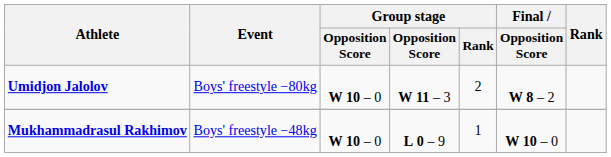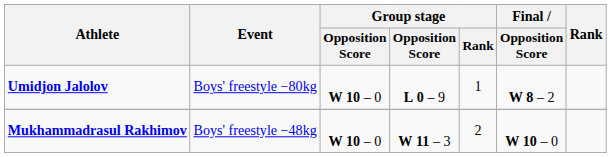(424, 97) W 11 – 3 -> (424, 97) L 0 – 9
(478, 87) 2 -> (478, 87) 1
(424, 141) L 0 – 9 -> (424, 141) W 11 – 3
(478, 131) 1 -> (478, 131) 2
